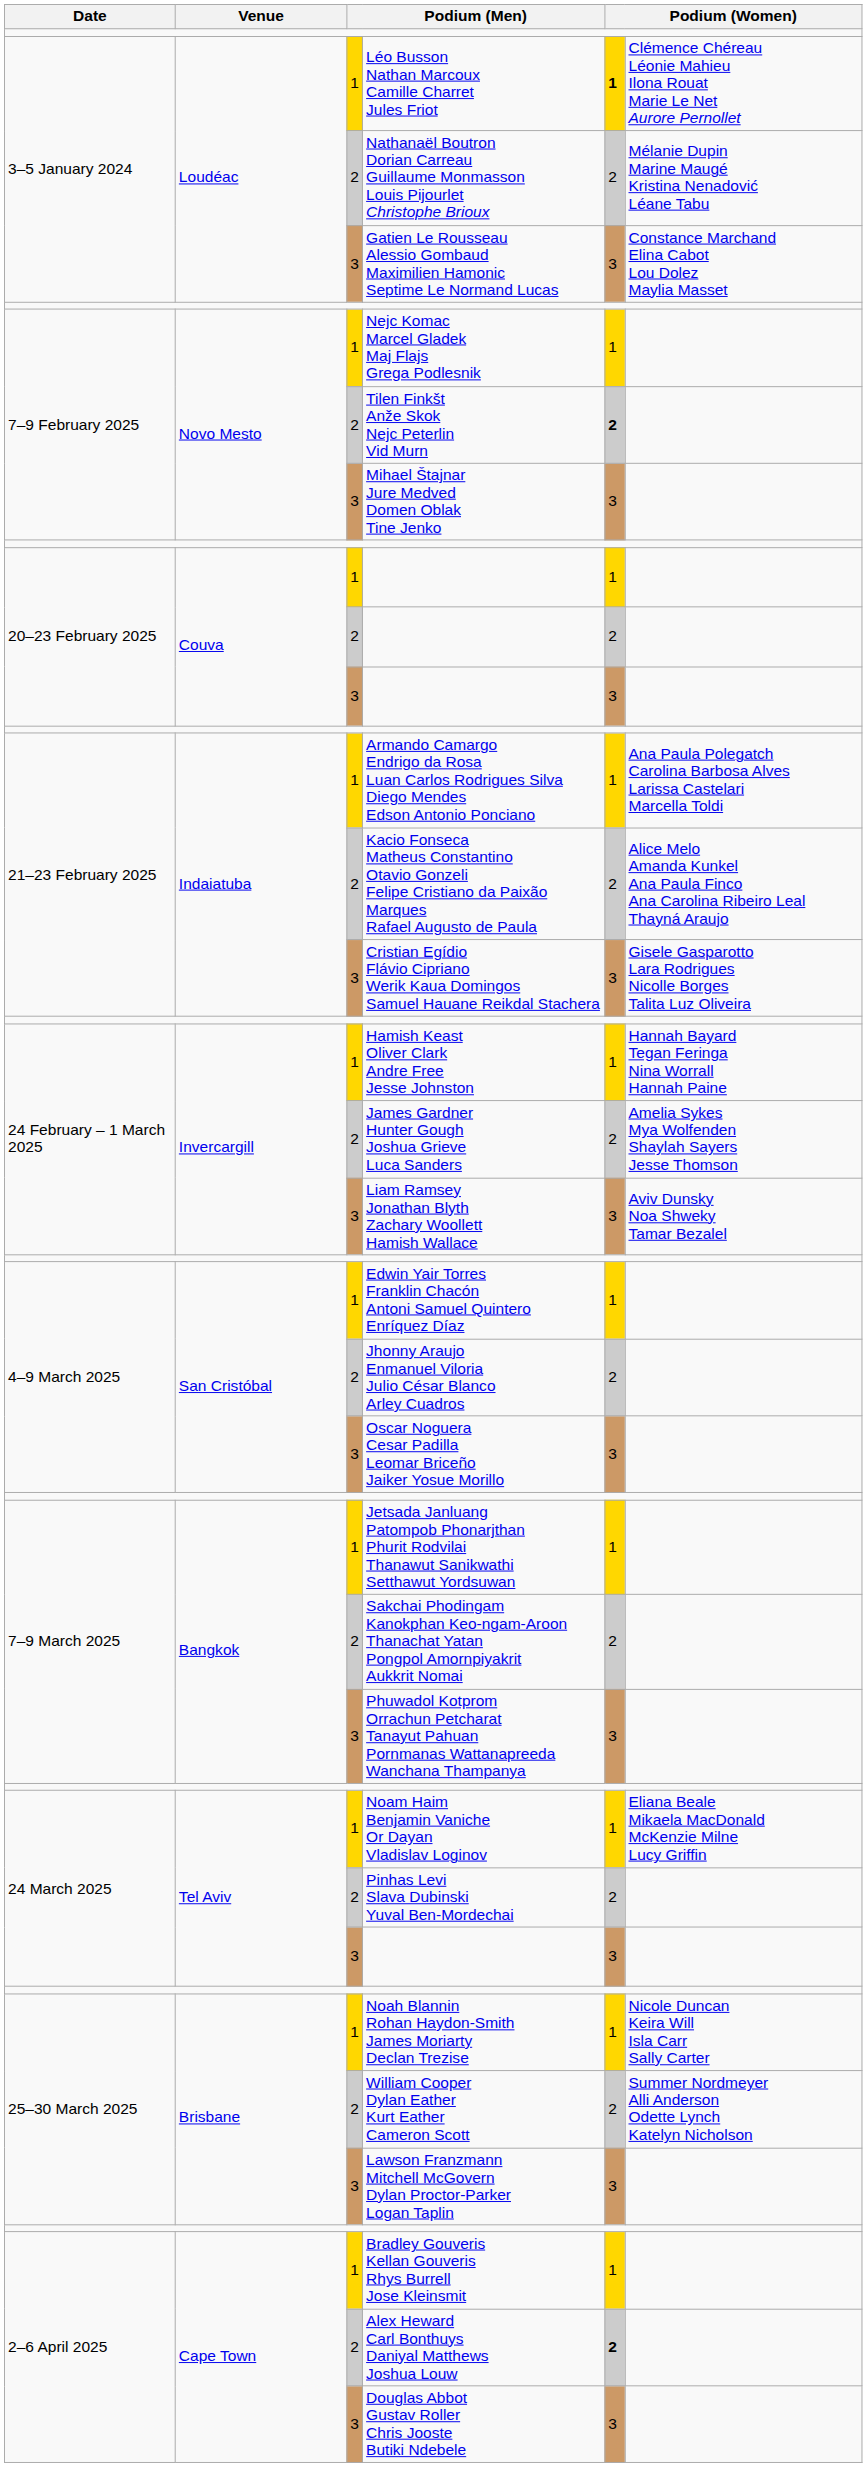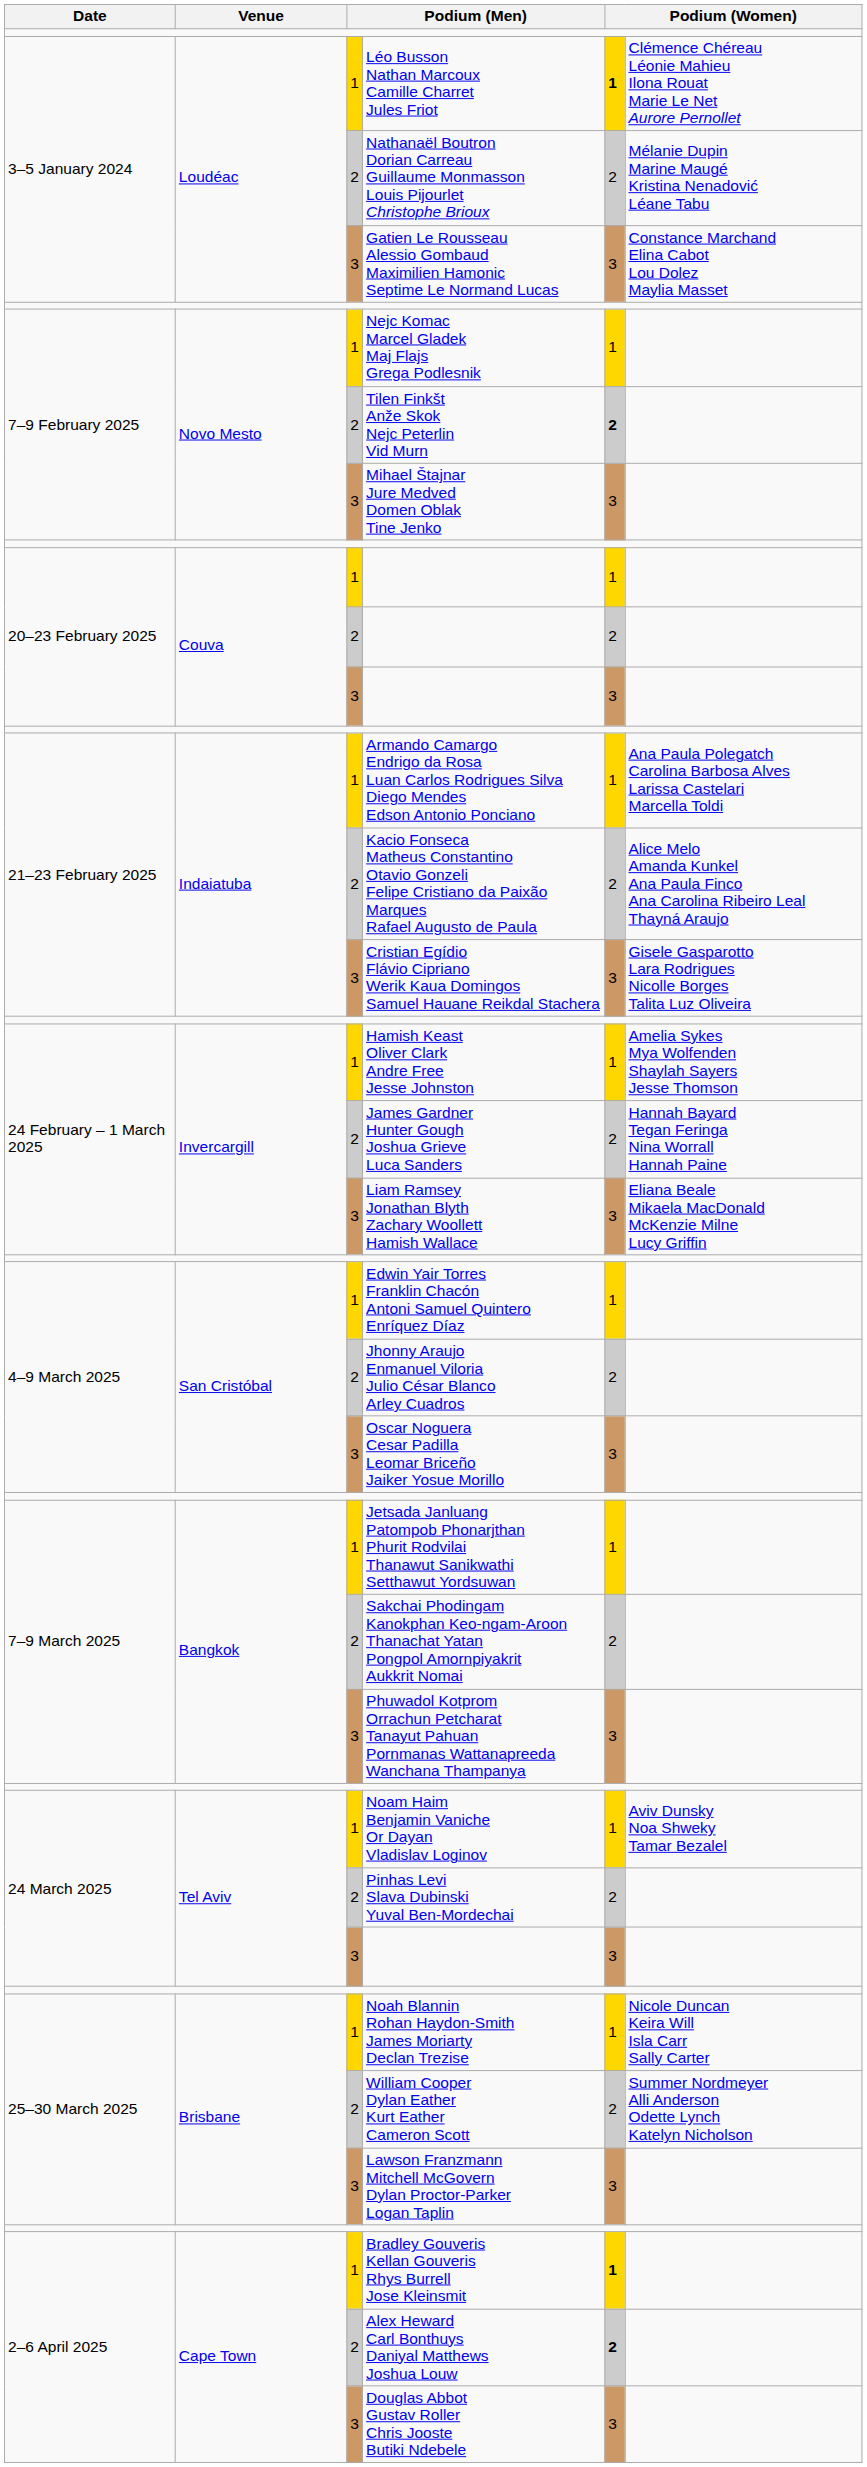(682, 1062) Hannah Bayard Tegan Feringa Nina Worrall Hannah Paine -> (683, 1062) Amelia Sykes Mya Wolfenden Shaylah Sayers Jesse Thomson
(683, 1139) Amelia Sykes Mya Wolfenden Shaylah Sayers Jesse Thomson -> (682, 1139) Hannah Bayard Tegan Feringa Nina Worrall Hannah Paine
(678, 1216) Aviv Dunsky Noa Shweky Tamar Bezalel -> (697, 1216) Eliana Beale Mikaela MacDonald McKenzie Milne Lucy Griffin
(697, 1829) Eliana Beale Mikaela MacDonald McKenzie Milne Lucy Griffin -> (678, 1829) Aviv Dunsky Noa Shweky Tamar Bezalel
(612, 2270) normal -> (612, 2270) bold
